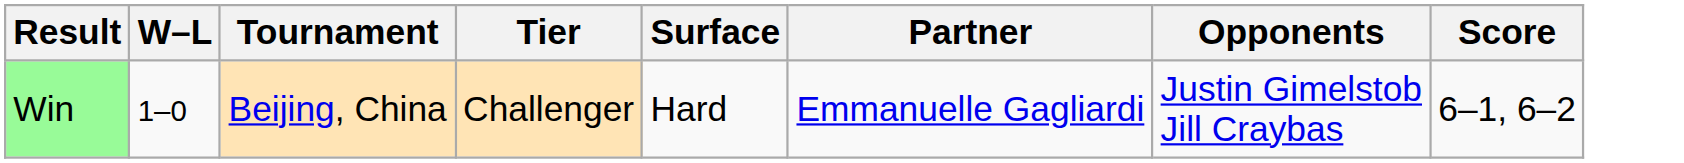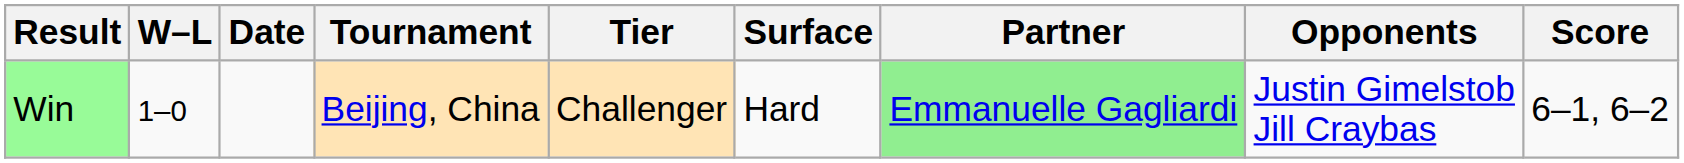+ column: (267, 32)
(970, 108) no background -> (1063, 108) lightgreen background
